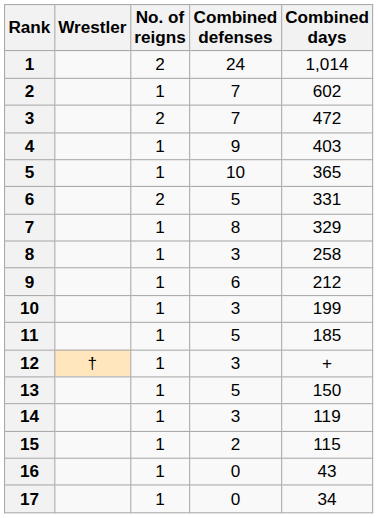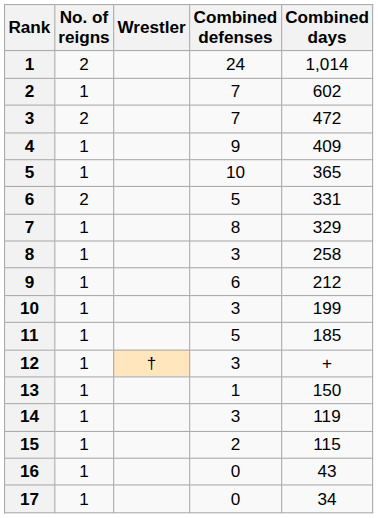columns swapped: (92, 27) <-> (160, 27)
(327, 145) 403 -> (327, 145) 409
(235, 390) 5 -> (235, 390) 1
